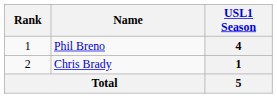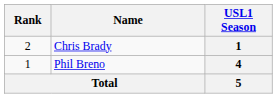rows swapped: (79, 45) <-> (83, 64)
